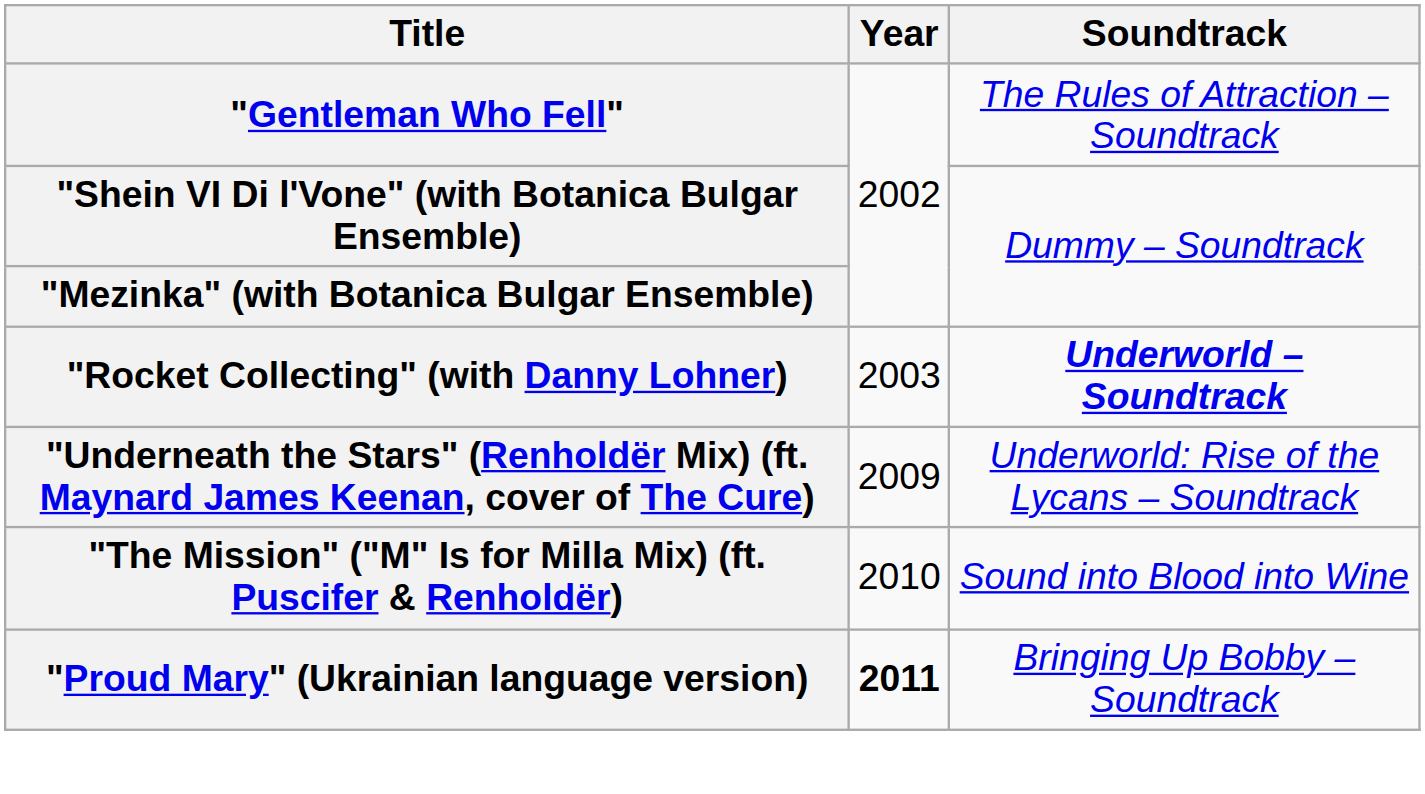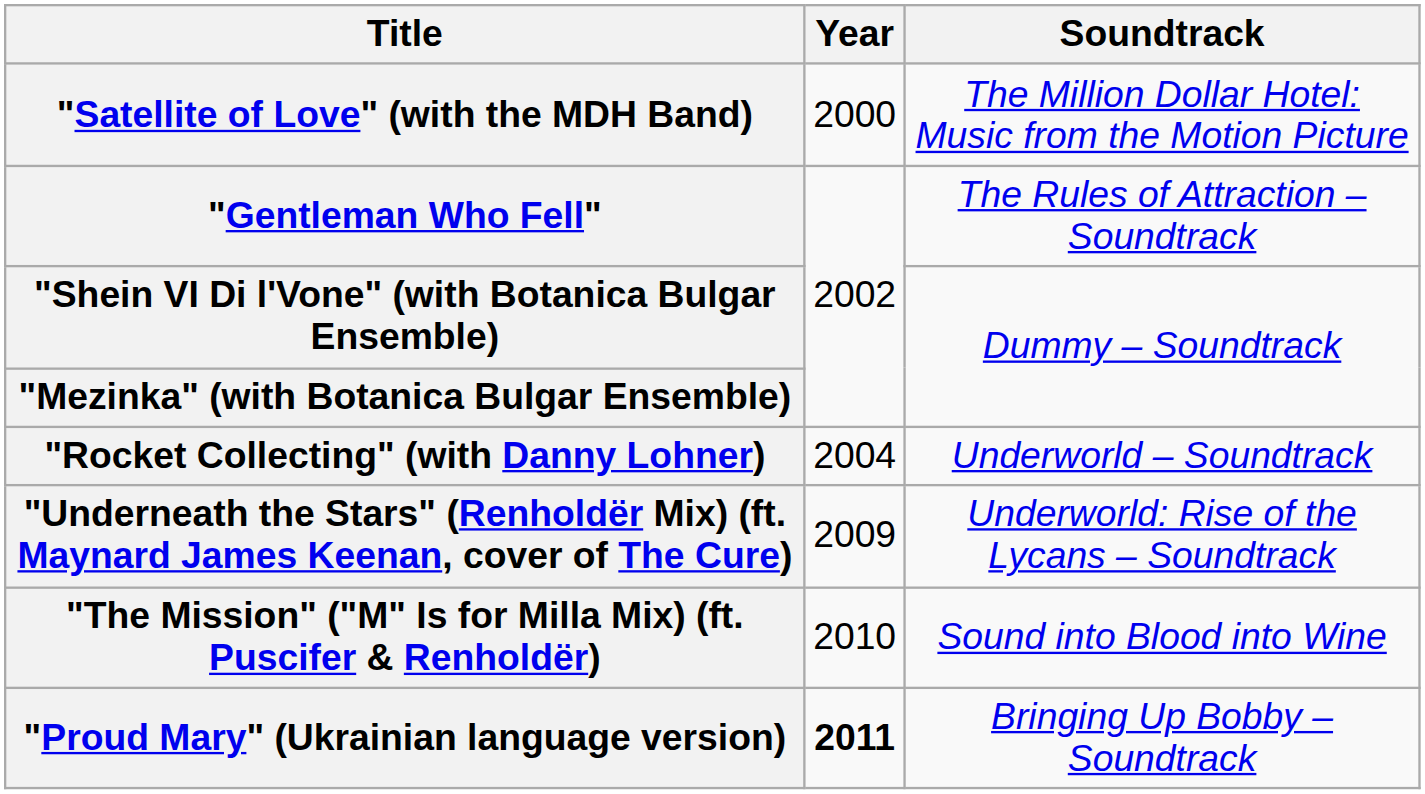+ row: (405, 114)
(899, 375) 2003 -> (855, 455) 2004
(1184, 375) bold -> (1162, 455) normal
